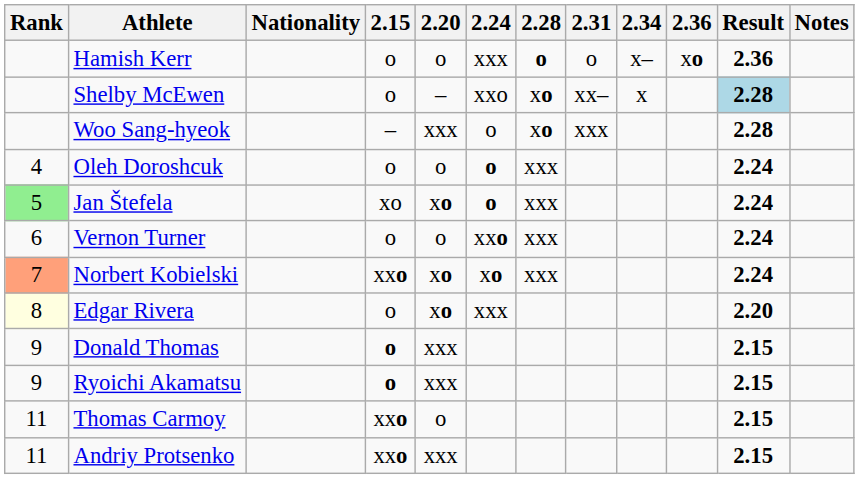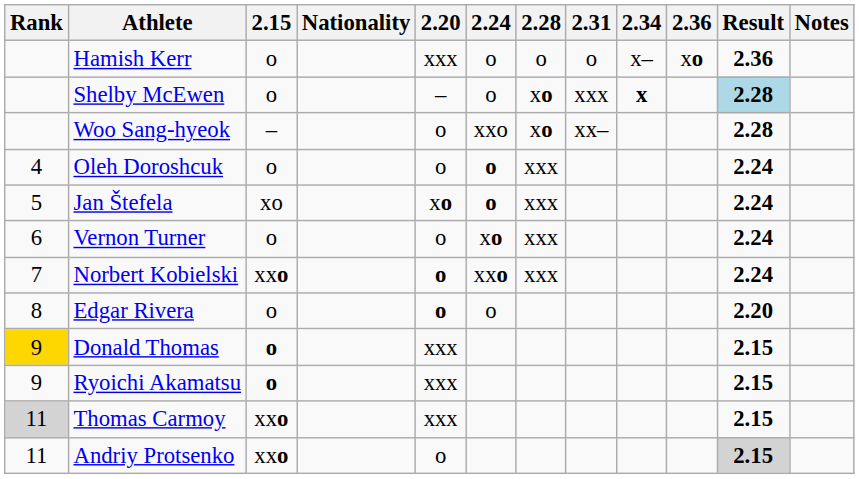columns swapped: (306, 22) <-> (390, 22)
(441, 58) o -> (441, 58) xxx
(491, 58) xxx -> (491, 58) o
(541, 58) bold -> (541, 58) normal
(491, 94) xxo -> (491, 94) o
(591, 94) xx– -> (591, 94) xxx
(642, 94) normal -> (642, 94) bold
(441, 130) xxx -> (441, 130) o
(491, 130) o -> (491, 130) xxo
(591, 130) xxx -> (591, 130) xx–
(36, 202) lightgreen background -> (36, 202) no background
(491, 238) xxo -> (491, 238) xo
(36, 274) lightsalmon background -> (36, 274) no background
(441, 274) xo -> (441, 274) o
(491, 274) xo -> (491, 274) xxo
(36, 310) lightyellow background -> (36, 310) no background
(441, 310) xo -> (441, 310) o
(491, 310) xxx -> (491, 310) o
(36, 346) no background -> (36, 346) gold background
(36, 418) no background -> (36, 418) lightgrey background
(441, 418) o -> (441, 418) xxx
(441, 454) xxx -> (441, 454) o
(753, 454) no background -> (753, 454) lightgrey background
